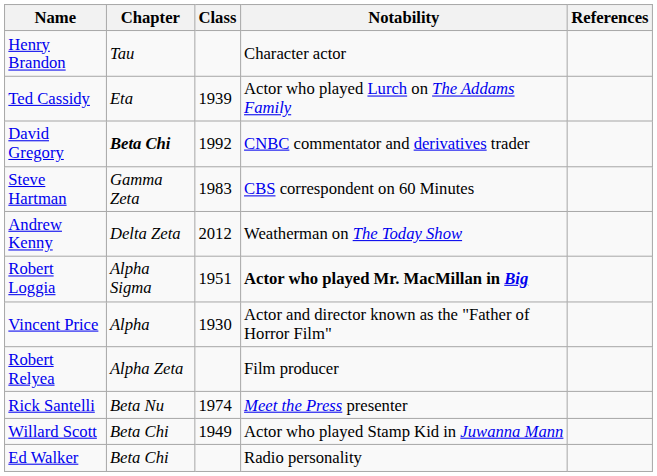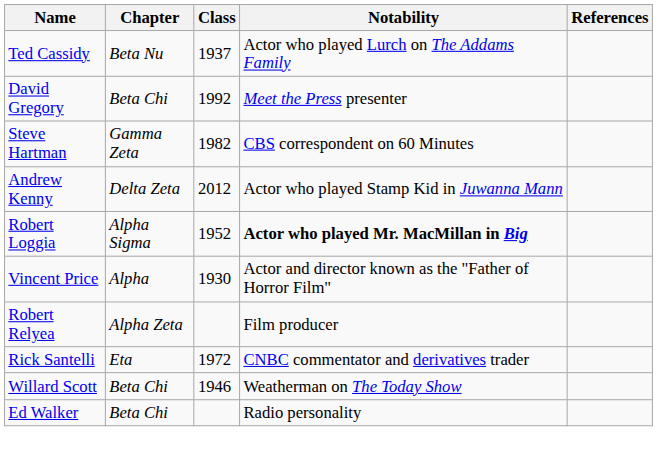- row: (37, 53)
(121, 98) Eta -> (136, 53) Beta Nu
(215, 98) 1939 -> (215, 53) 1937
(140, 143) bold -> (139, 98) normal
(387, 143) CNBC commentator and derivatives trader -> (325, 98) Meet the Press presenter
(215, 188) 1983 -> (215, 143) 1982
(353, 233) Weatherman on The Today Show -> (403, 188) Actor who played Stamp Kid in Juwanna Mann
(215, 278) 1951 -> (215, 233) 1952
(137, 404) Beta Nu -> (121, 359) Eta
(215, 404) 1974 -> (215, 359) 1972
(326, 404) Meet the Press presenter -> (386, 359) CNBC commentator and derivatives trader
(215, 431) 1949 -> (215, 386) 1946
(404, 431) Actor who played Stamp Kid in Juwanna Mann -> (352, 386) Weatherman on The Today Show
